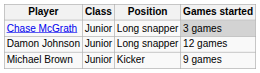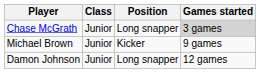rows swapped: (43, 44) <-> (40, 60)
